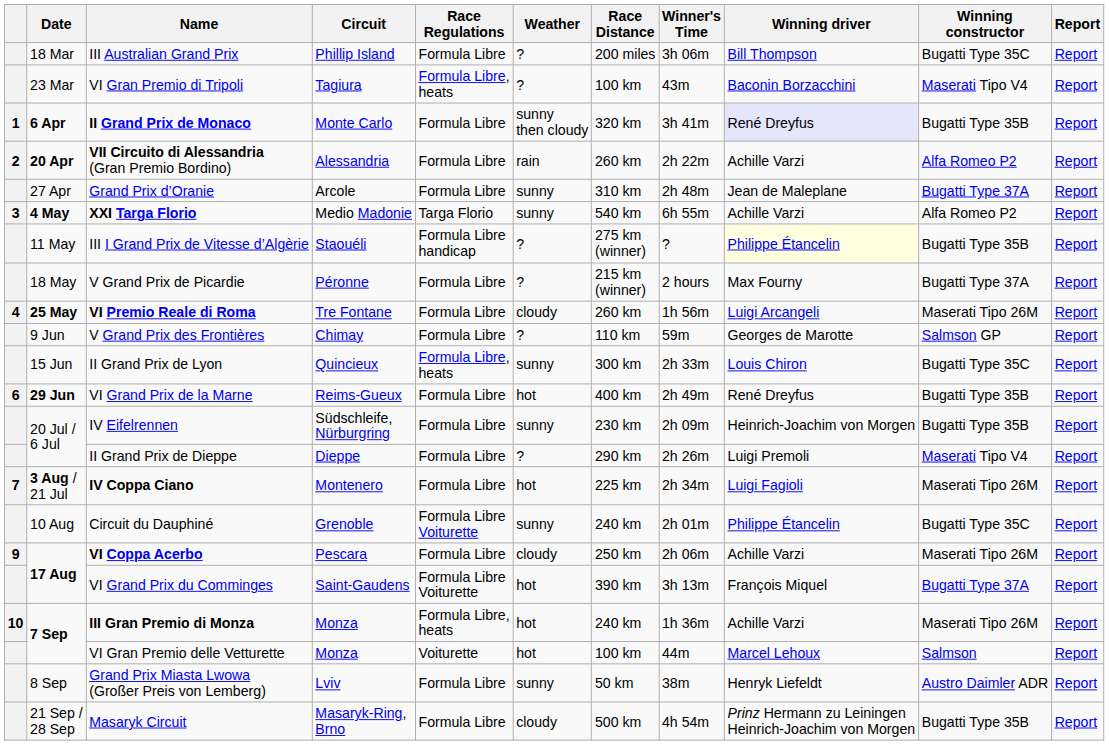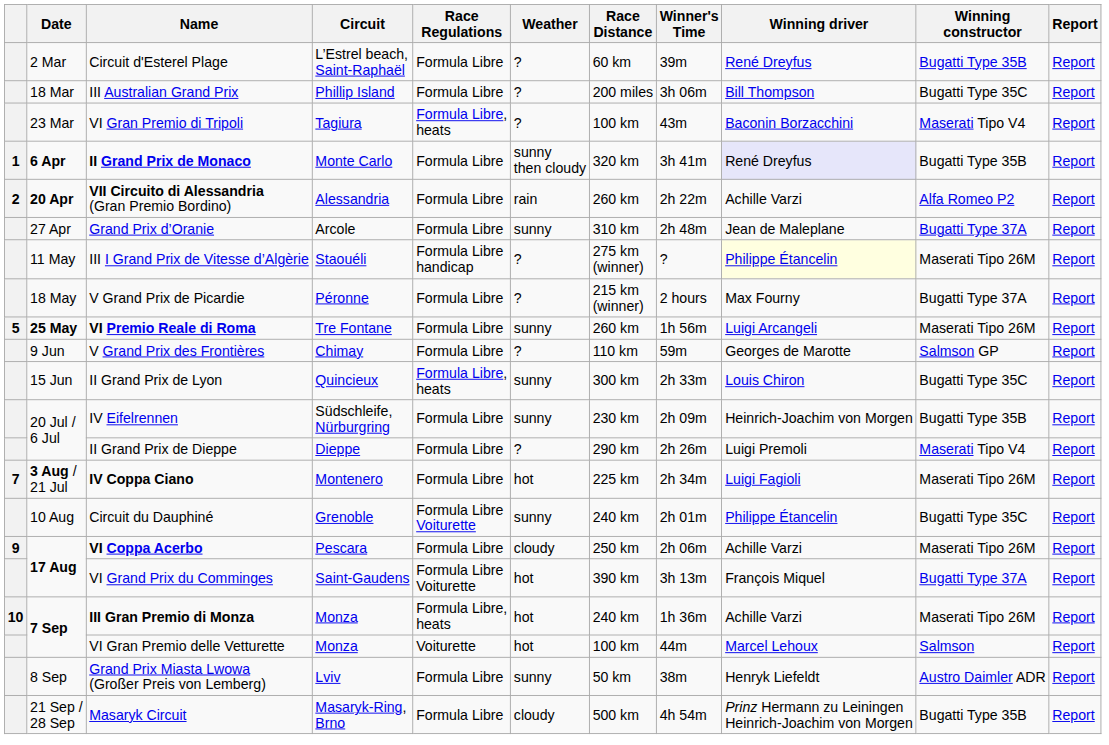+ row: (158, 62)
- row: (143, 213)
(975, 244) Bugatti Type 35B -> (977, 259) Maserati Tipo 26M
(16, 312) 4 -> (16, 328) 5
(537, 312) cloudy -> (533, 328) sunny
- row: (171, 395)
